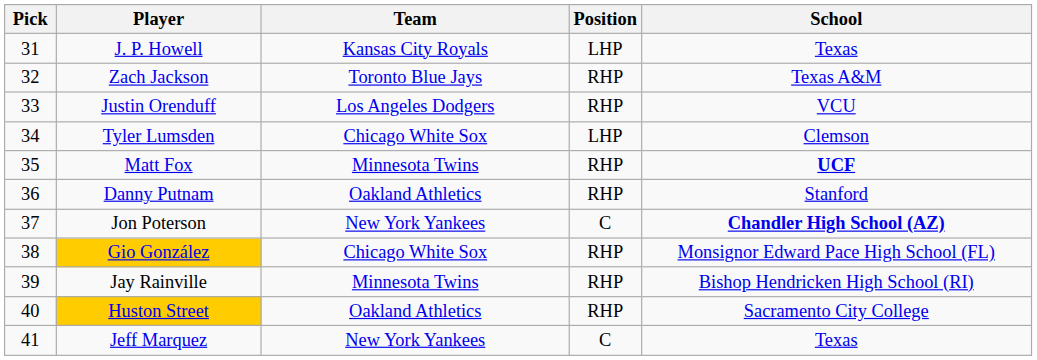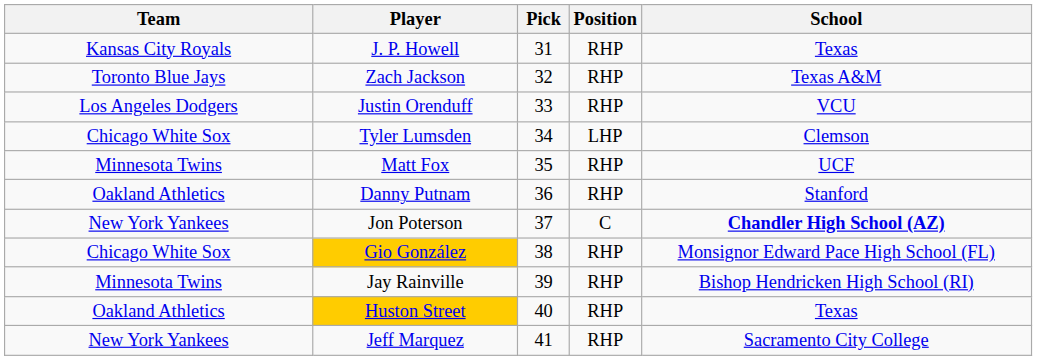columns swapped: (30, 19) <-> (415, 19)
(605, 48) LHP -> (605, 48) RHP
(836, 164) bold -> (836, 164) normal
(836, 310) Sacramento City College -> (836, 310) Texas
(605, 340) C -> (605, 340) RHP
(836, 340) Texas -> (836, 340) Sacramento City College
